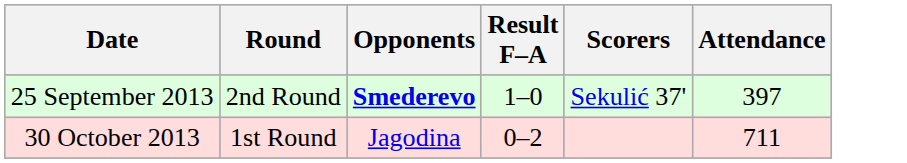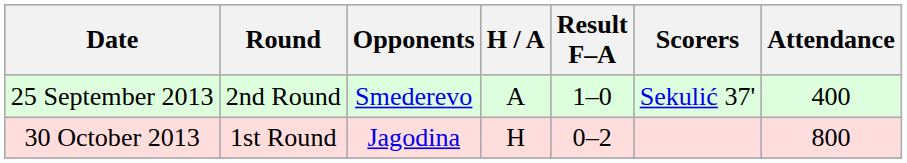+ column: (516, 39)
(414, 95) bold -> (414, 95) normal
(762, 95) 397 -> (831, 95) 400
(762, 137) 711 -> (831, 137) 800
